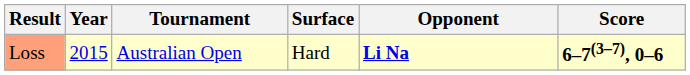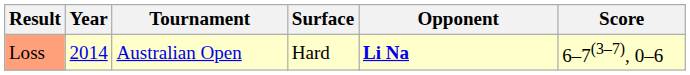(89, 52) 2015 -> (89, 52) 2014
(613, 52) bold -> (613, 52) normal
